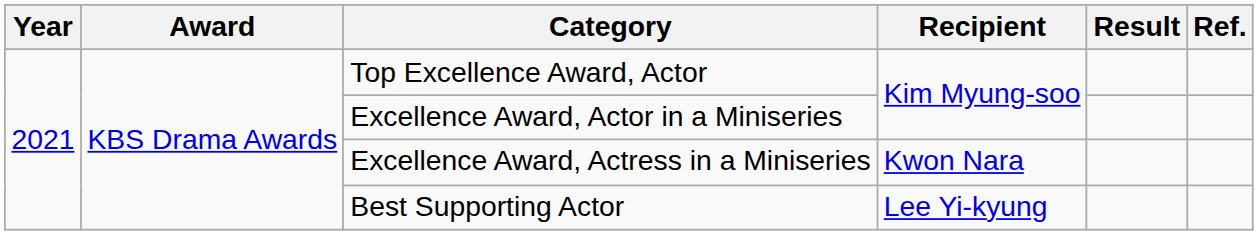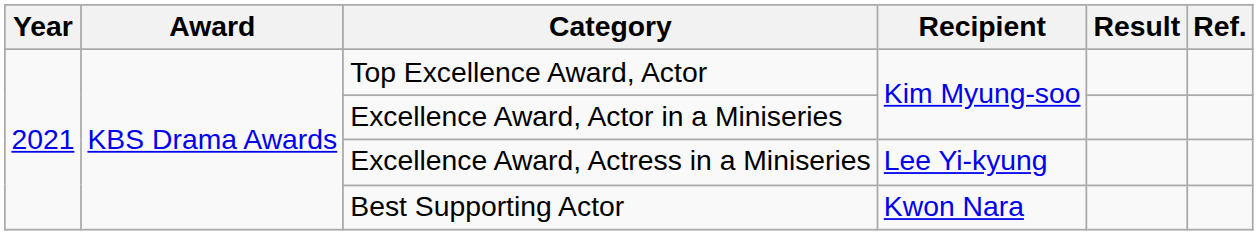(954, 161) Kwon Nara -> (966, 161) Lee Yi-kyung
(966, 206) Lee Yi-kyung -> (954, 206) Kwon Nara
